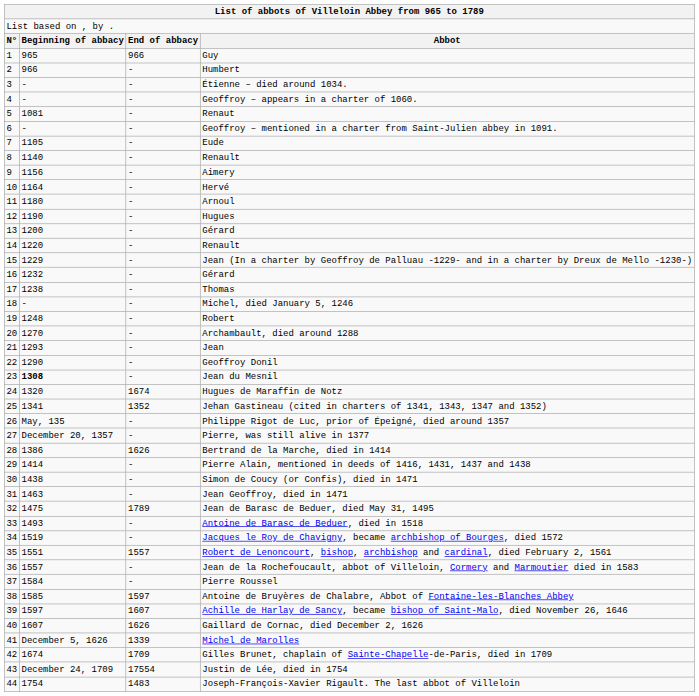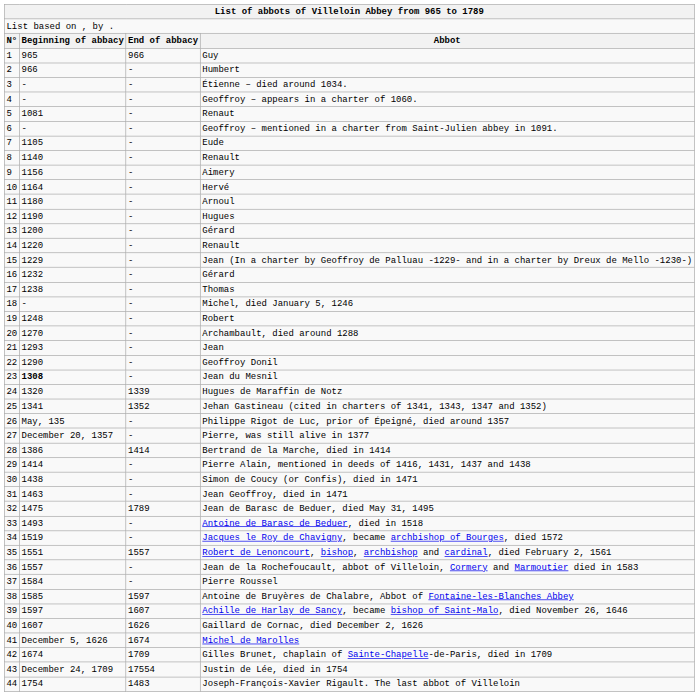(139, 392) 1674 -> (139, 392) 1339
(139, 450) 1626 -> (139, 450) 1414
(139, 640) 1339 -> (139, 640) 1674
